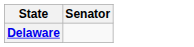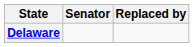+ column: (151, 14)
